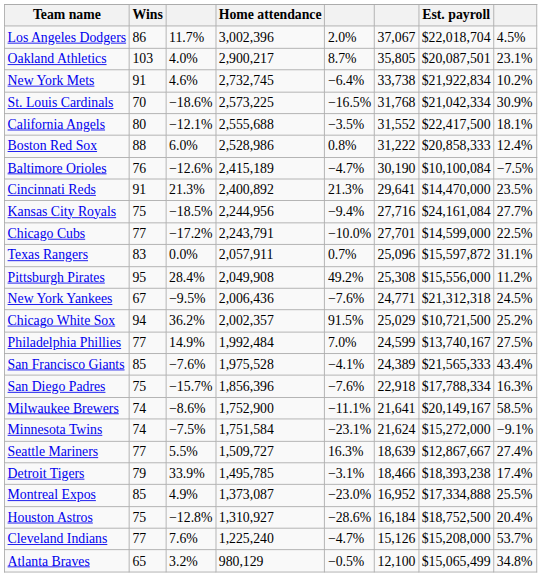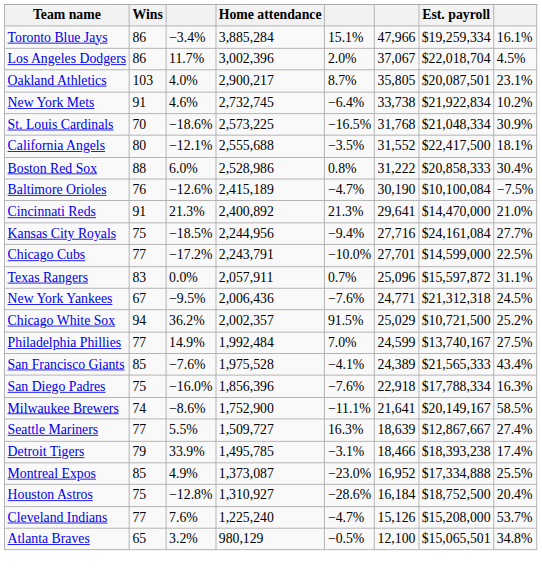+ row: (58, 37)
(456, 102) $21,042,334 -> (456, 124) $21,048,334
(515, 146) 12.4% -> (515, 168) 30.4%
(515, 189) 23.5% -> (515, 211) 21.0%
- row: (56, 277)
(191, 386) −15.7% -> (191, 386) −16.0%
- row: (55, 430)
(456, 560) $15,065,499 -> (456, 539) $15,065,501
